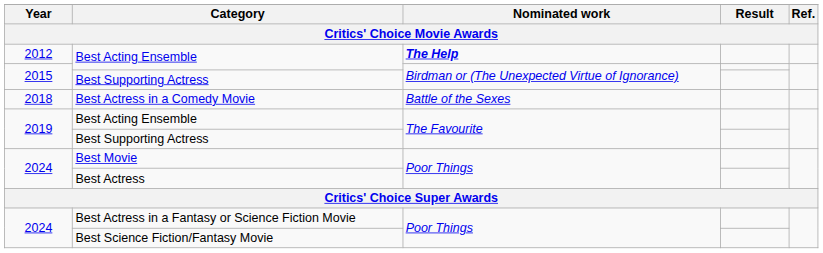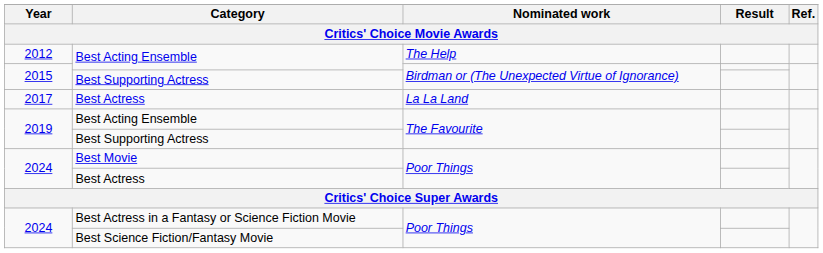(432, 53) bold -> (431, 53) normal
+ row: (38, 99)
- row: (38, 99)
